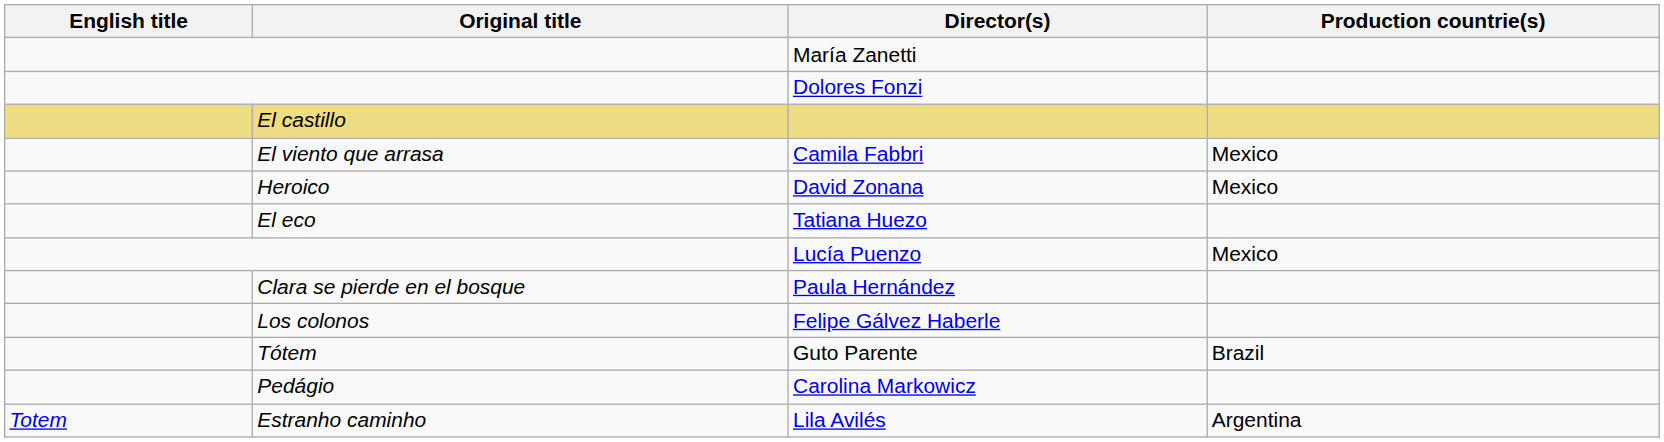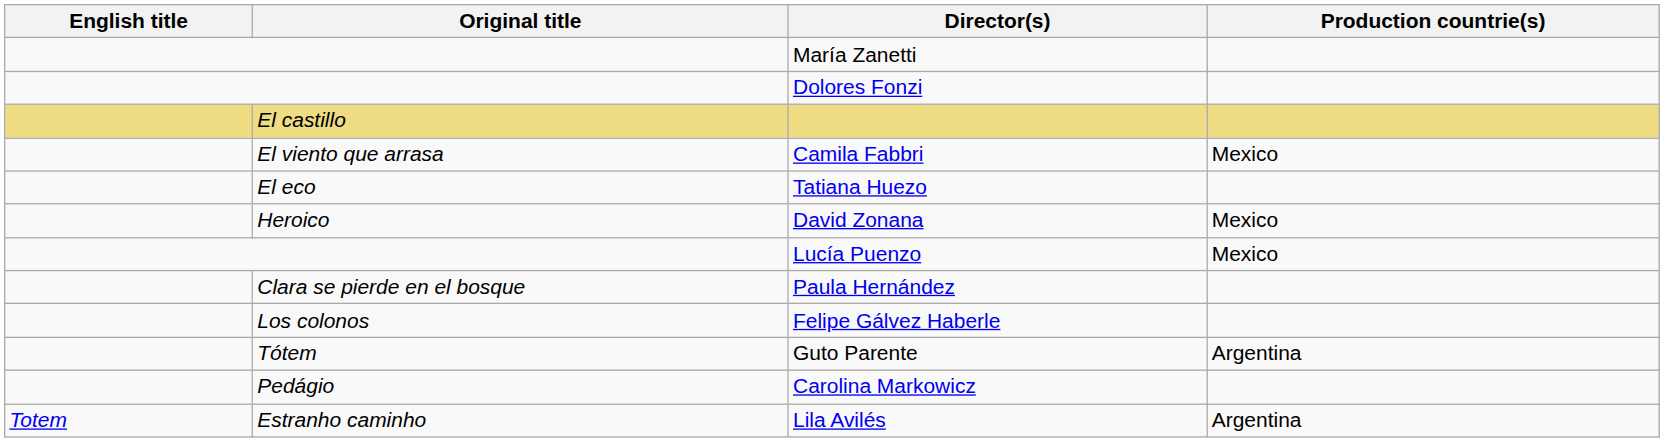rows swapped: (860, 220) <-> (858, 187)
(1238, 353) Brazil -> (1257, 353) Argentina
